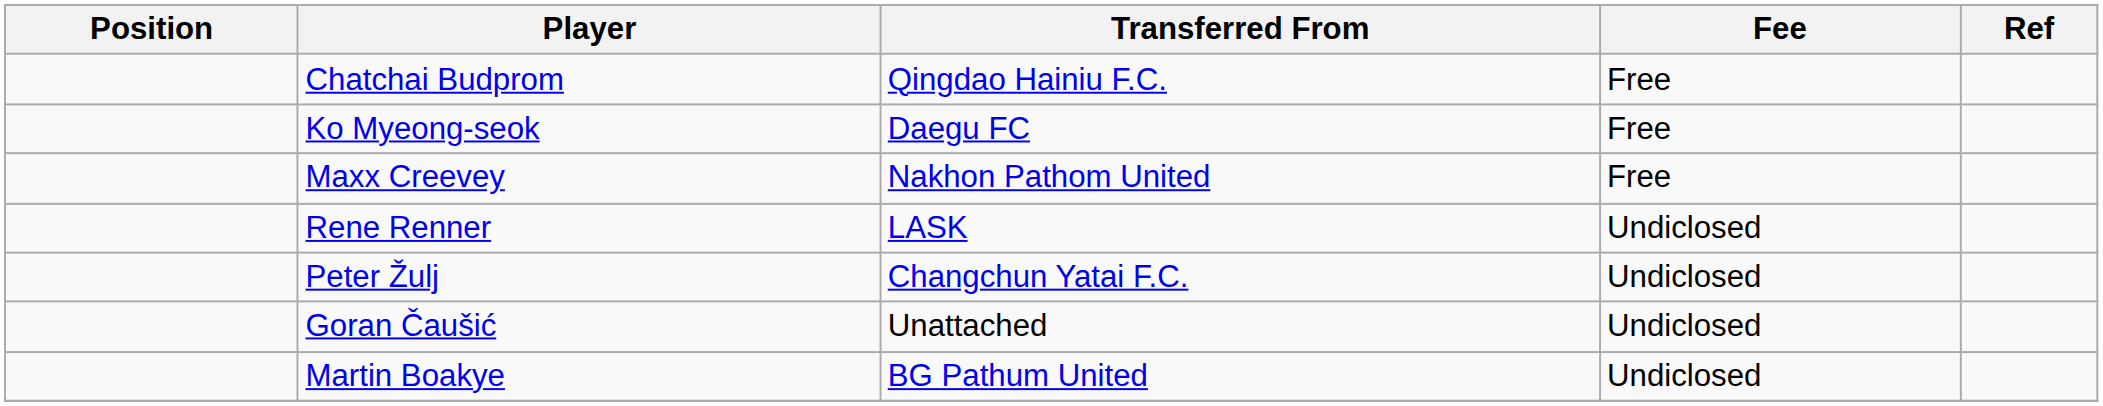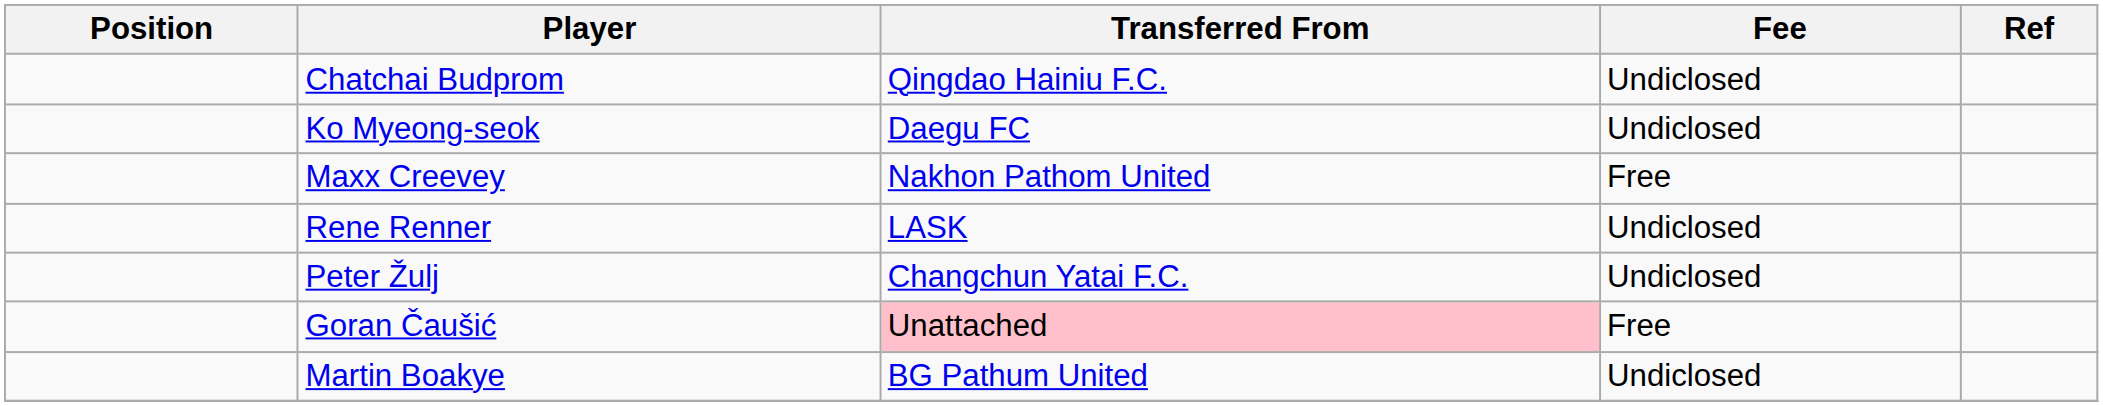(1639, 78) Free -> (1684, 78) Undiclosed
(1639, 128) Free -> (1684, 128) Undiclosed
(968, 326) no background -> (968, 326) pink background
(1684, 326) Undiclosed -> (1639, 326) Free
